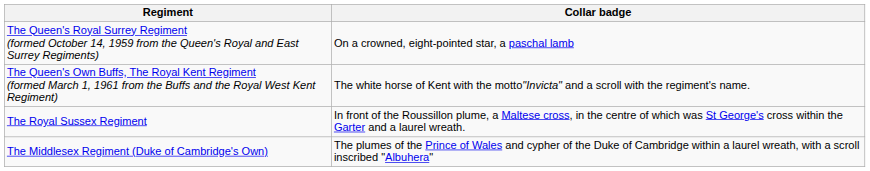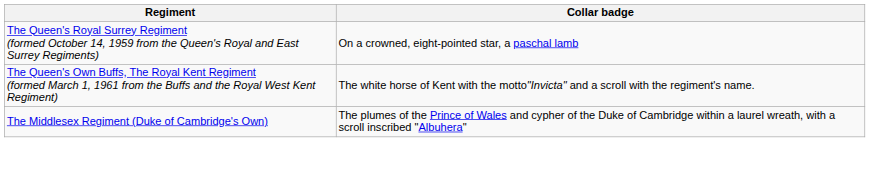- row: (77, 121)
